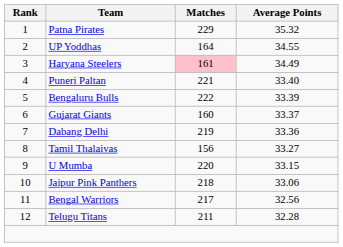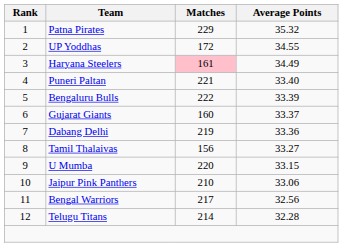(206, 47) 164 -> (206, 47) 172
(206, 183) 218 -> (206, 183) 210
(206, 217) 211 -> (206, 217) 214
